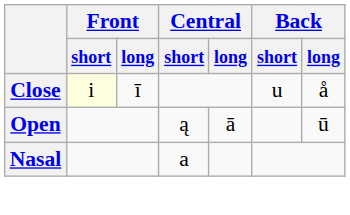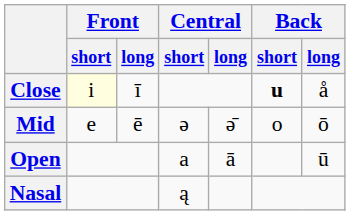(277, 90) normal -> (277, 90) bold
+ row: (35, 124)
(184, 124) ą -> (184, 158) a
(184, 158) a -> (184, 192) ą
